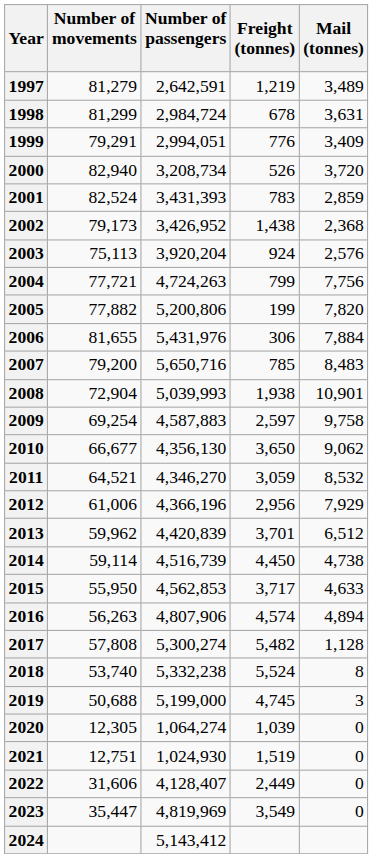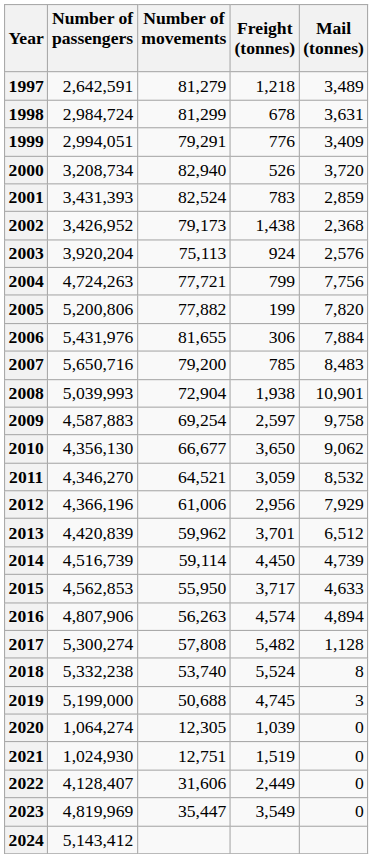columns swapped: (186, 28) <-> (94, 28)
(275, 85) 1,219 -> (275, 85) 1,218
(344, 560) 4,738 -> (344, 560) 4,739
